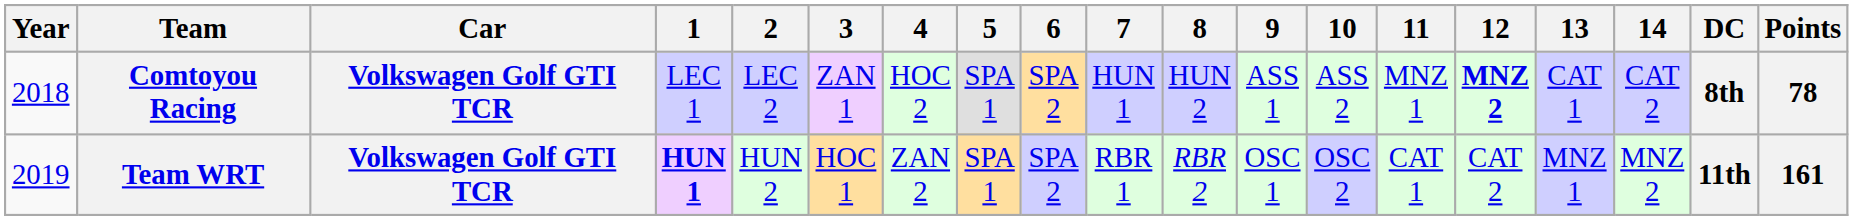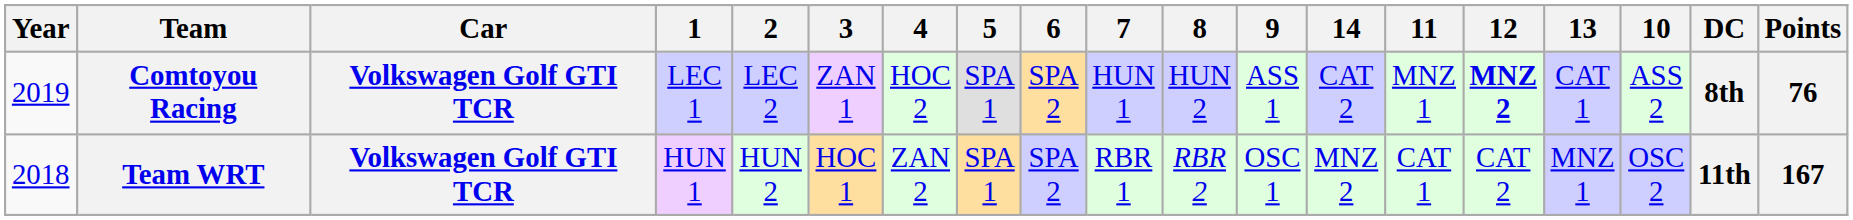columns swapped: (1342, 27) <-> (1652, 27)
(41, 92) 2018 -> (41, 92) 2019
(1803, 92) 78 -> (1803, 92) 76
(41, 173) 2019 -> (41, 173) 2018
(694, 173) bold -> (695, 173) normal
(1803, 173) 161 -> (1803, 173) 167
